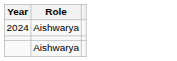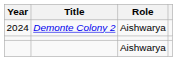+ column: (74, 12)
